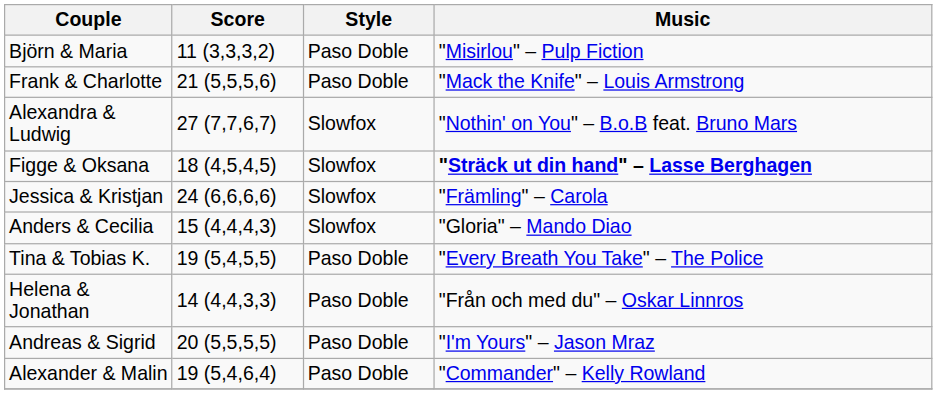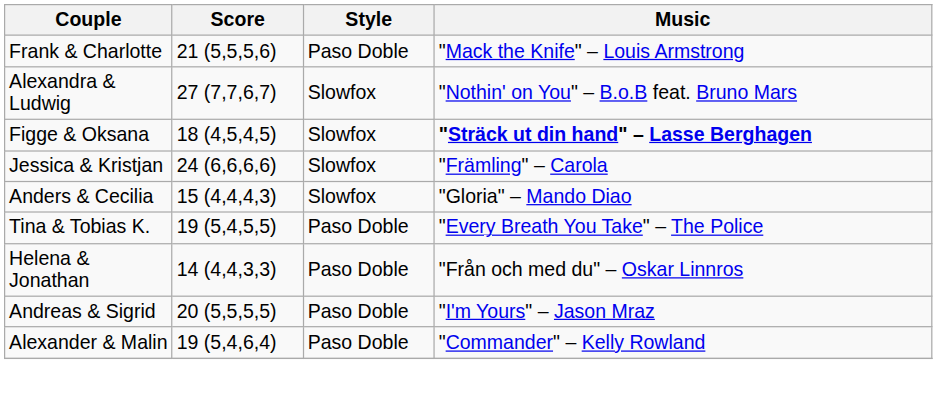- row: (68, 50)
